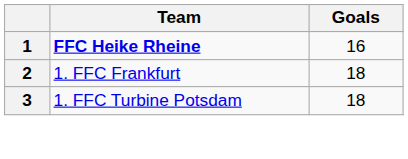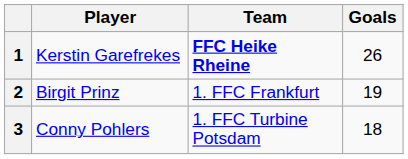+ column: (110, 18)
(356, 45) 16 -> (373, 55) 26
(356, 73) 18 -> (373, 92) 19
